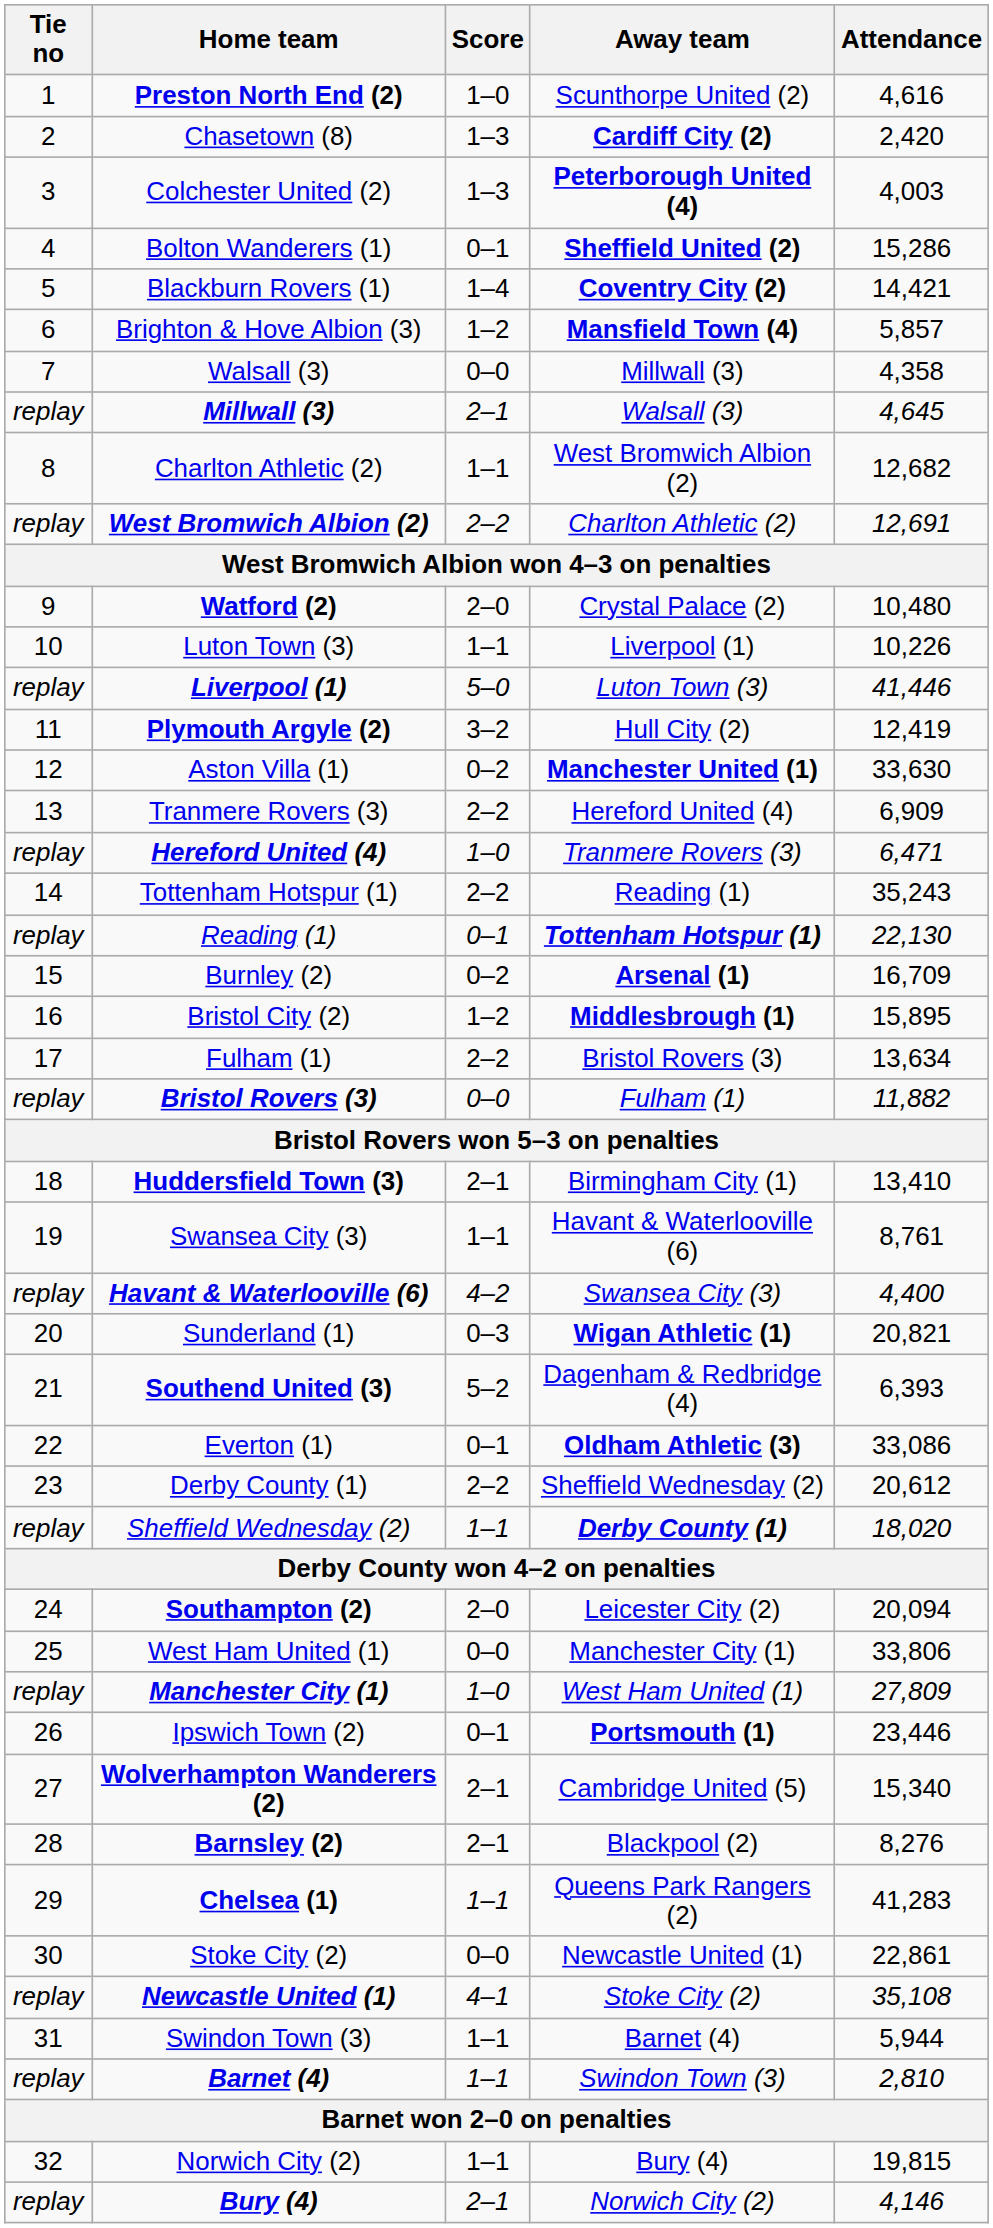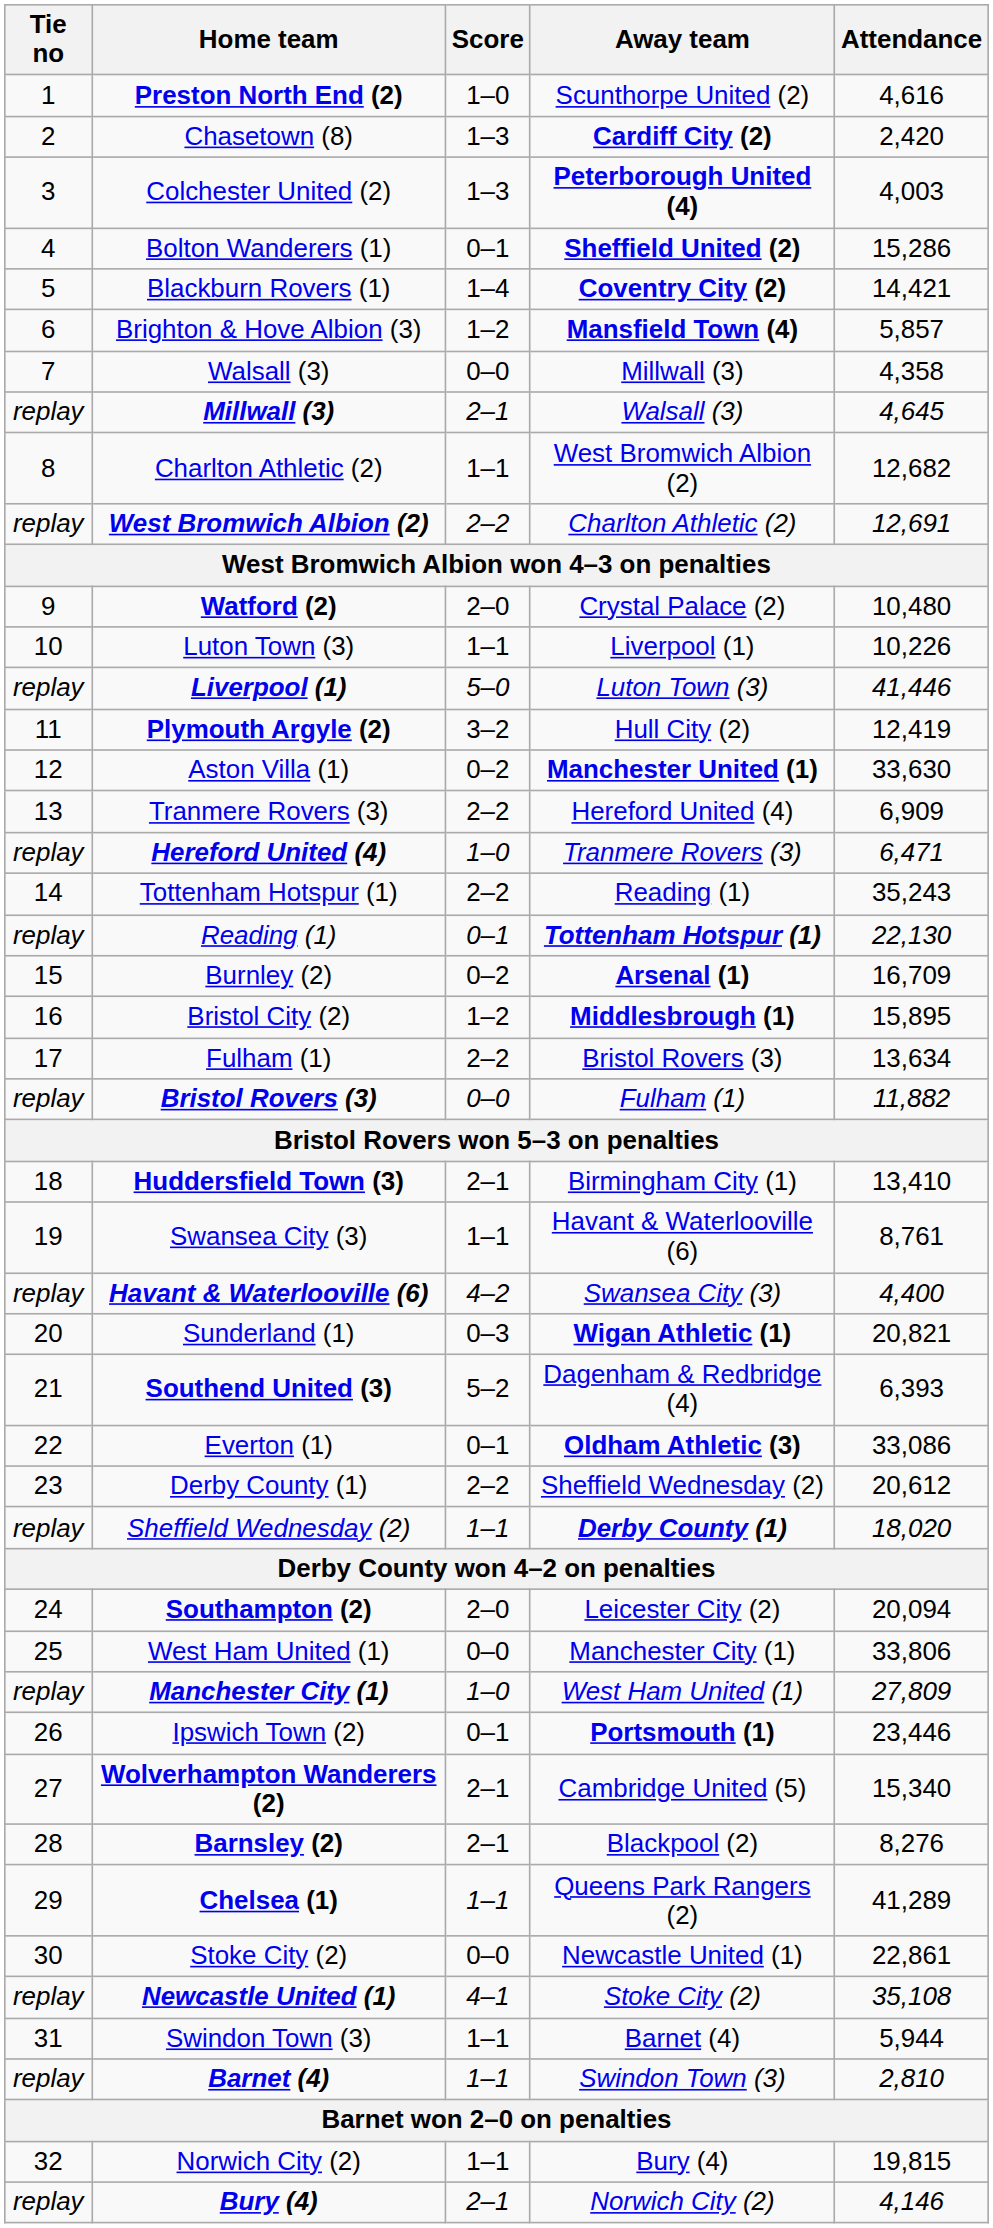(912, 1900) 41,283 -> (912, 1900) 41,289
